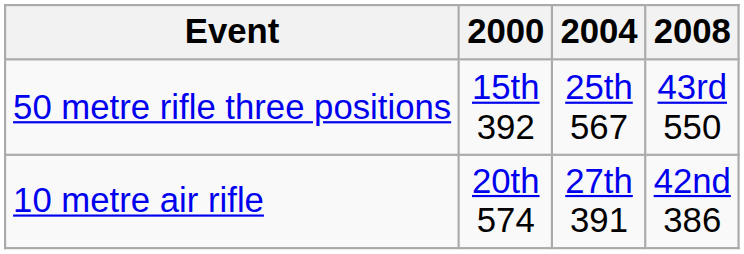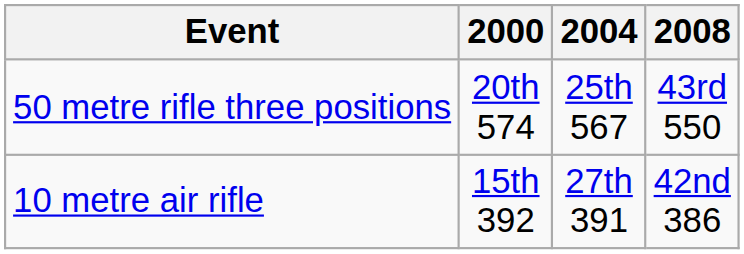(506, 106) 15th 392 -> (506, 106) 20th 574
(506, 200) 20th 574 -> (506, 200) 15th 392
